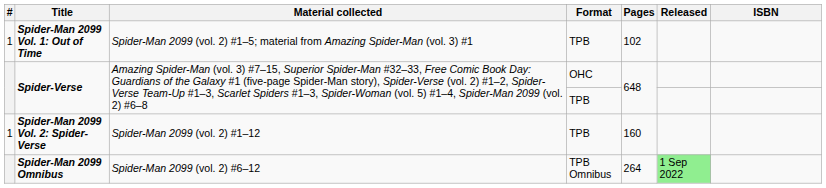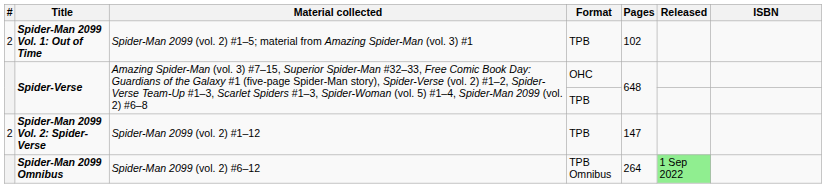(10, 41) 1 -> (10, 41) 2
(10, 134) 1 -> (10, 134) 2
(632, 134) 160 -> (632, 134) 147
